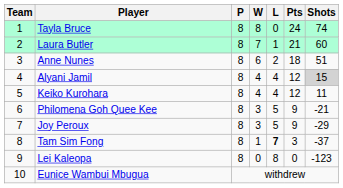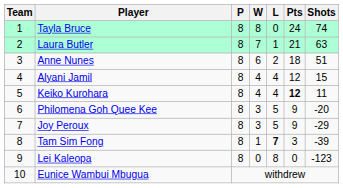(322, 45) 60 -> (322, 45) 63
(322, 77) lightgrey background -> (322, 77) no background
(295, 93) normal -> (295, 93) bold
(322, 110) -21 -> (322, 110) -20
(322, 142) -37 -> (322, 142) -39
